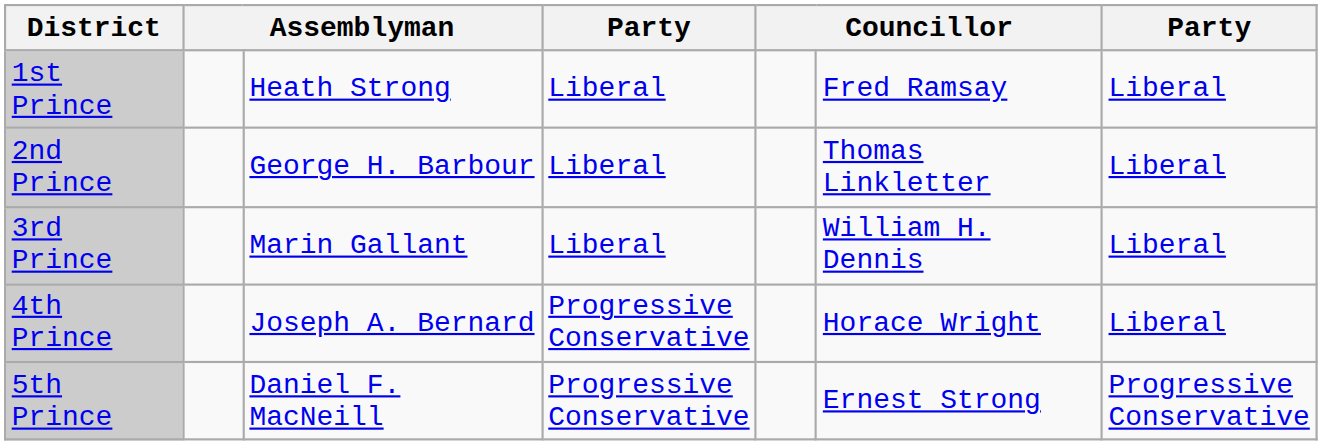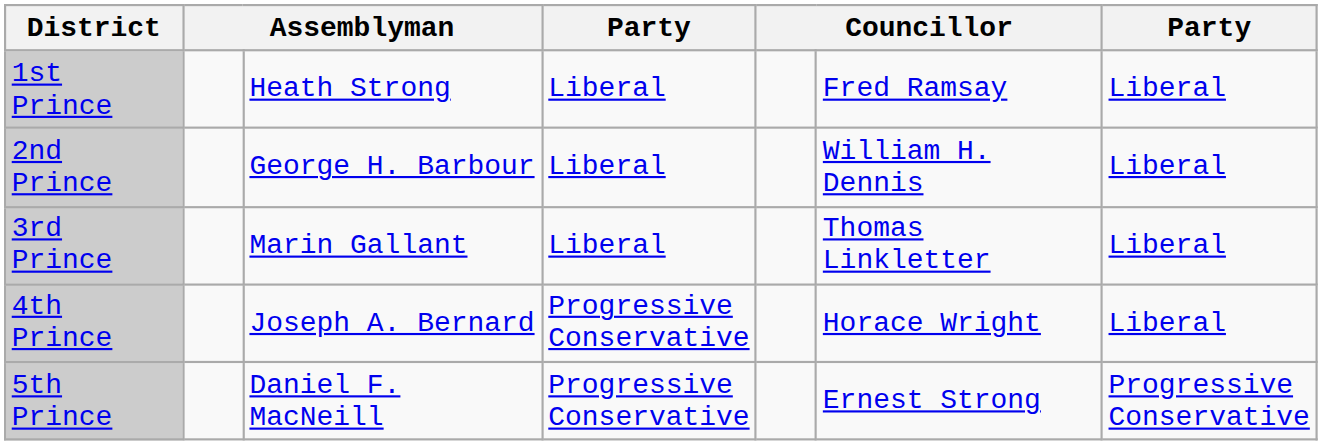(907, 167) Thomas Linkletter -> (907, 167) William H. Dennis
(907, 245) William H. Dennis -> (907, 245) Thomas Linkletter
